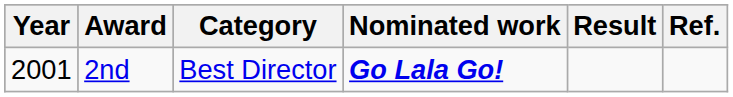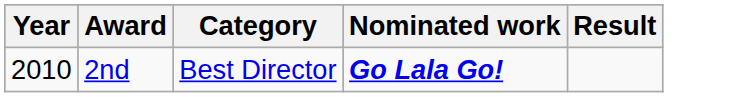- column: (695, 26)
(41, 69) 2001 -> (41, 69) 2010
